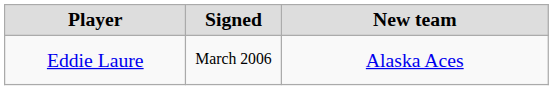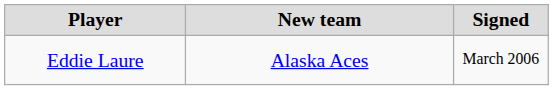columns swapped: (233, 20) <-> (415, 20)
